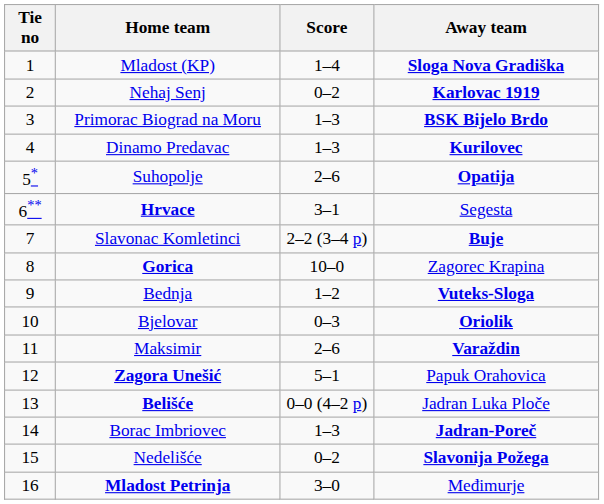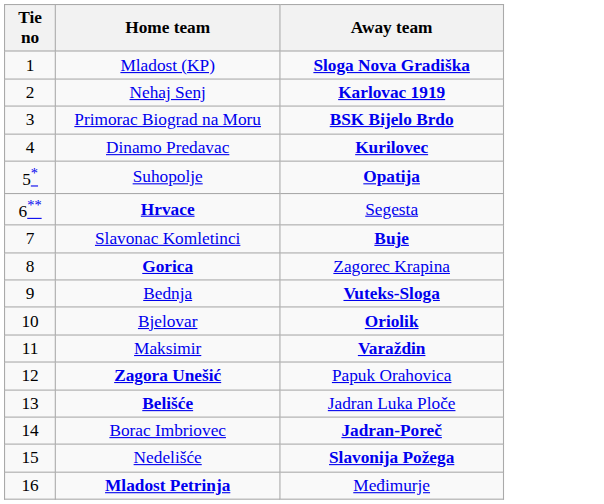- column: (327, 27)
